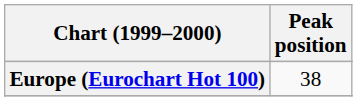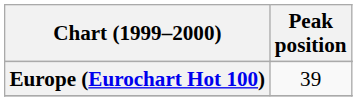(311, 78) 38 -> (311, 78) 39
